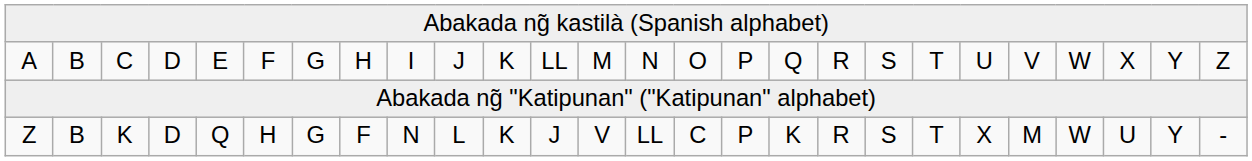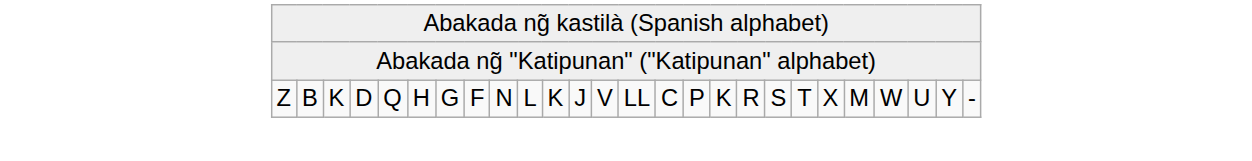- row: (29, 60)
